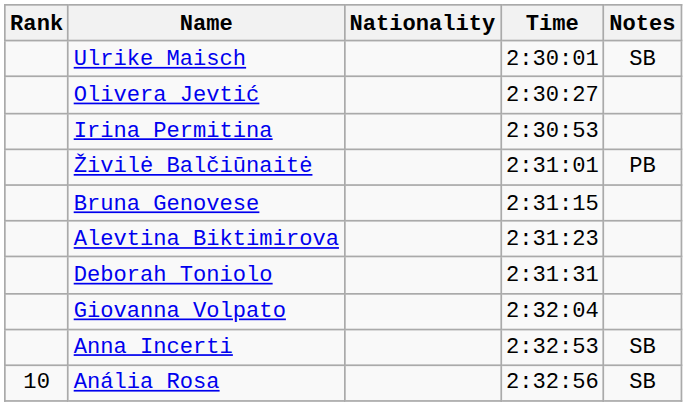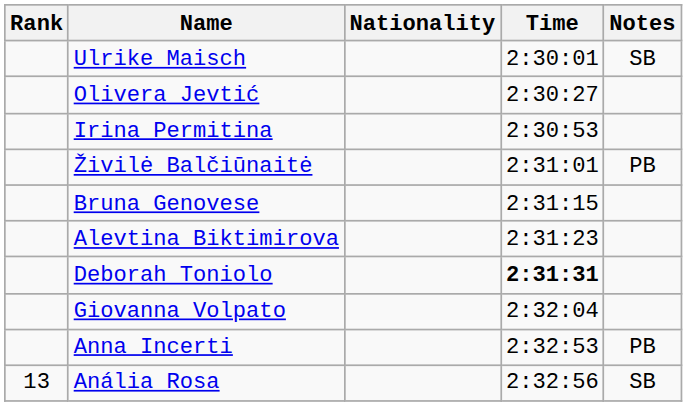(552, 275) normal -> (552, 275) bold
(642, 347) SB -> (642, 347) PB
(37, 383) 10 -> (37, 383) 13
